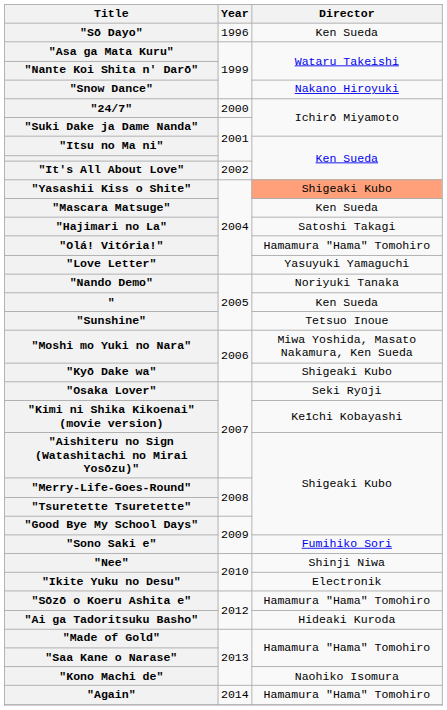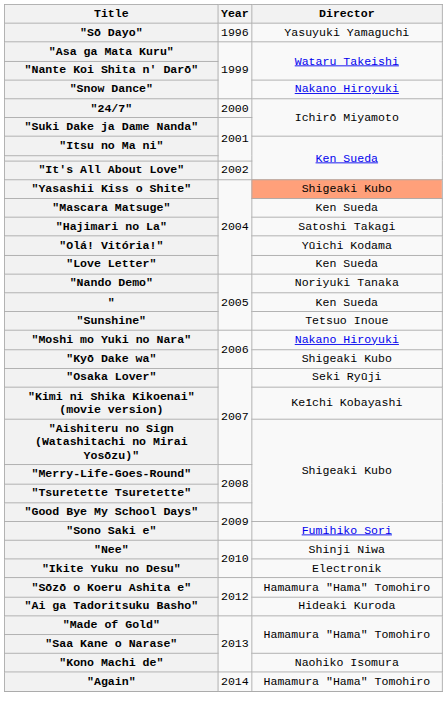(347, 33) Ken Sueda -> (347, 33) Yasuyuki Yamaguchi
(347, 246) Hamamura "Hama" Tomohiro -> (347, 246) Yūichi Kodama
(347, 265) Yasuyuki Yamaguchi -> (347, 265) Ken Sueda
(347, 347) Miwa Yoshida, Masato Nakamura, Ken Sueda -> (347, 340) Nakano Hiroyuki
